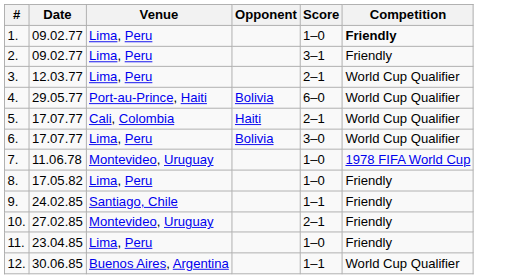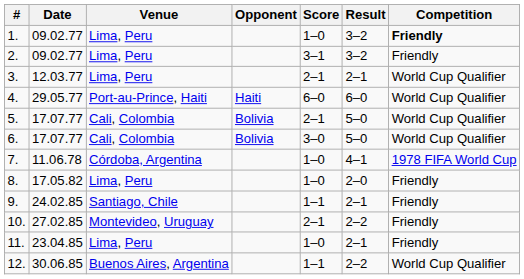+ column: (365, 15)
(254, 98) Bolivia -> (248, 98) Haiti
(248, 119) Haiti -> (254, 119) Bolivia
(121, 139) Lima, Peru -> (132, 139) Cali, Colombia
(151, 160) Montevideo, Uruguay -> (145, 160) Córdoba, Argentina
